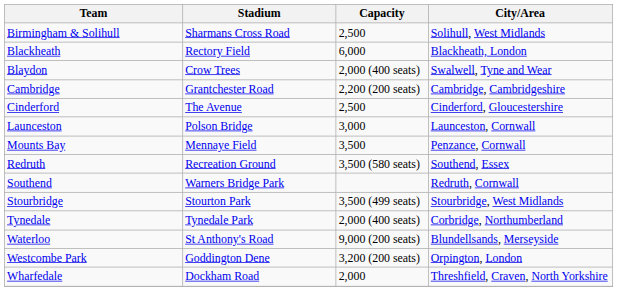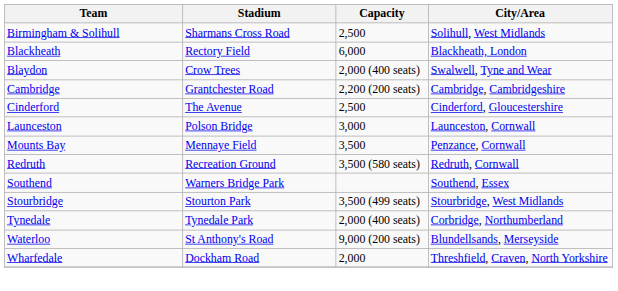(470, 164) Southend, Essex -> (475, 164) Redruth, Cornwall
(475, 182) Redruth, Cornwall -> (470, 182) Southend, Essex
- row: (47, 257)
